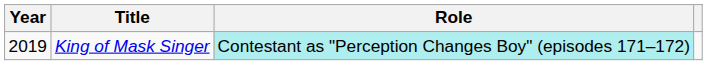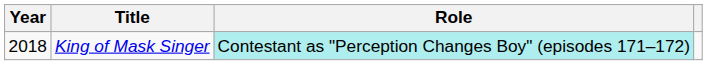(28, 45) 2019 -> (28, 45) 2018
